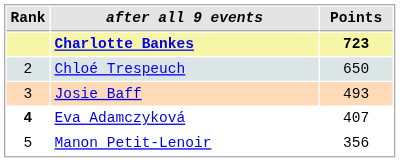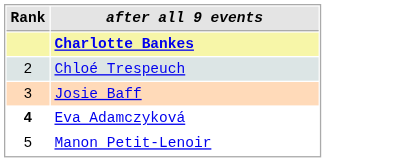- column: (356, 18)
